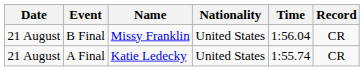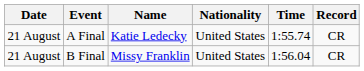rows swapped: (86, 35) <-> (86, 55)
